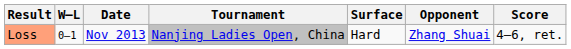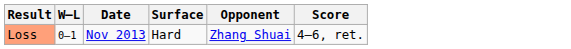- column: (248, 15)
